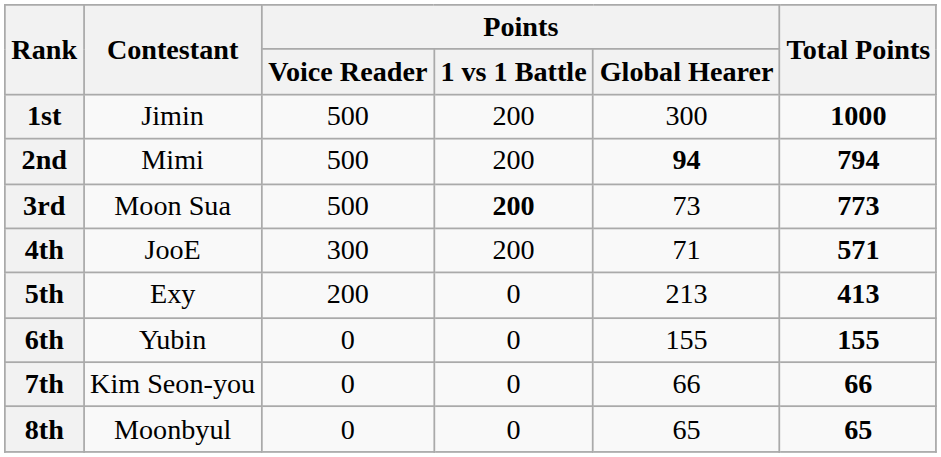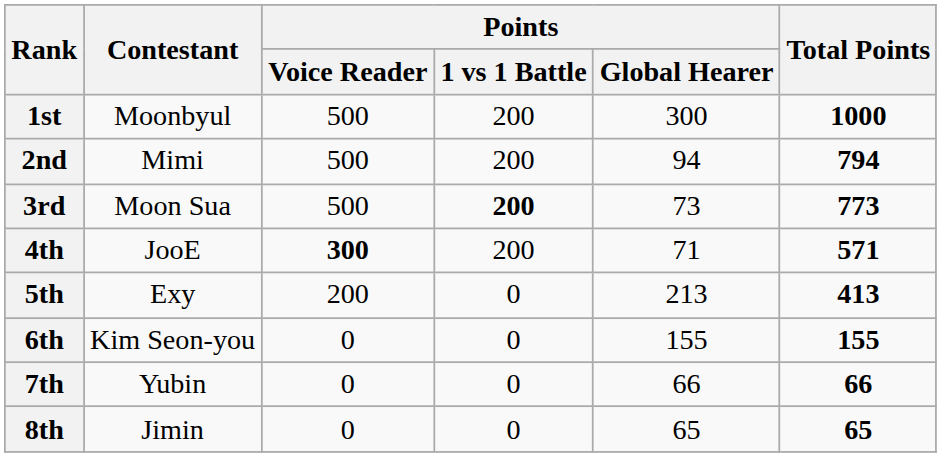(173, 116) Jimin -> (173, 116) Moonbyul
(687, 160) bold -> (687, 160) normal
(348, 250) normal -> (348, 250) bold
(173, 339) Yubin -> (173, 339) Kim Seon-you
(173, 384) Kim Seon-you -> (173, 384) Yubin
(173, 428) Moonbyul -> (173, 428) Jimin
